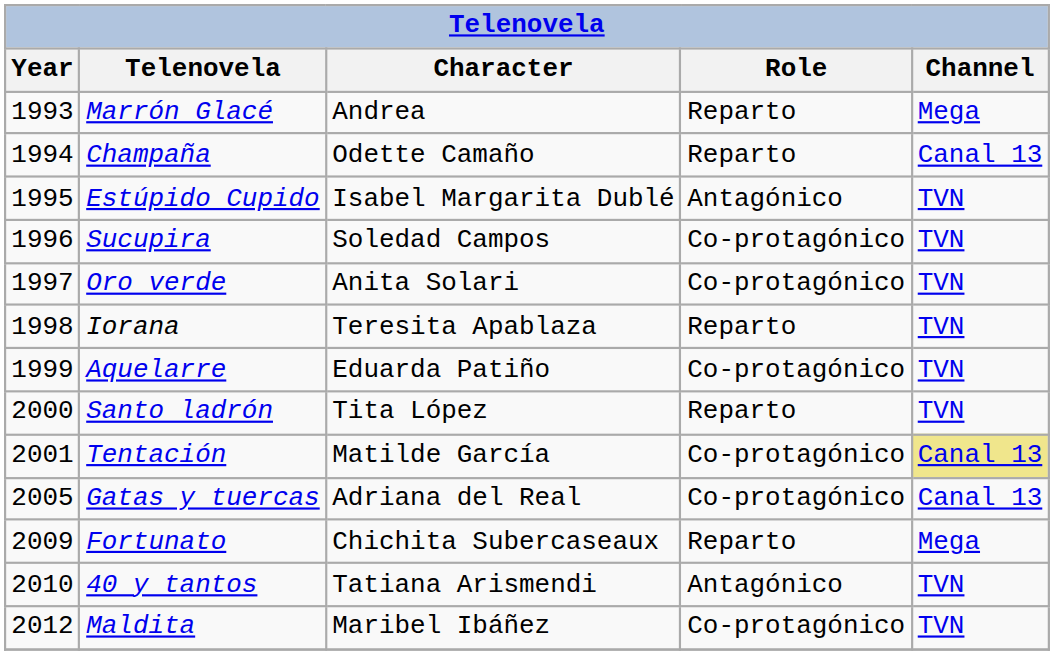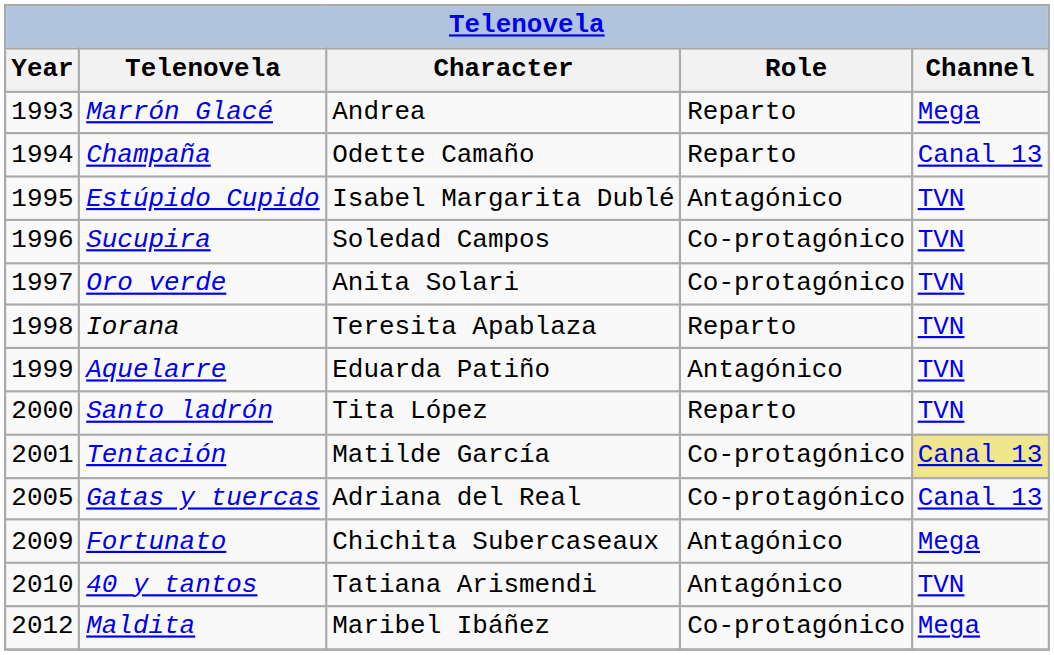(796, 370) Co-protagónico -> (765, 370) Antagónico
(742, 542) Reparto -> (765, 542) Antagónico
(941, 627) TVN -> (949, 627) Mega
